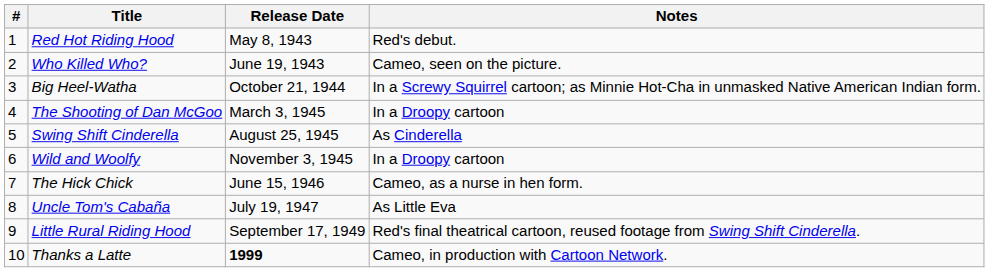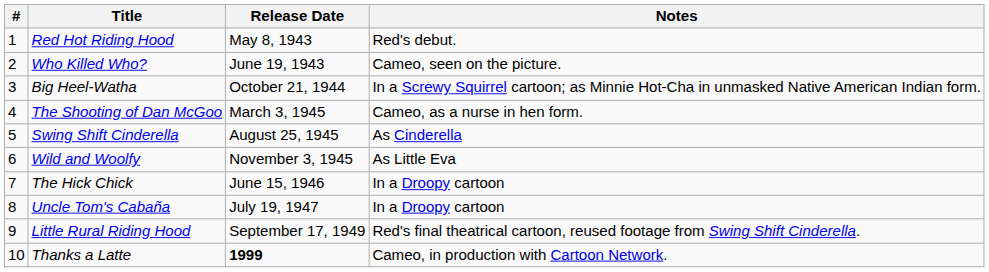(438, 111) In a Droopy cartoon -> (478, 111) Cameo, as a nurse in hen form.
(438, 159) In a Droopy cartoon -> (414, 159) As Little Eva
(478, 183) Cameo, as a nurse in hen form. -> (438, 183) In a Droopy cartoon
(414, 207) As Little Eva -> (438, 207) In a Droopy cartoon
